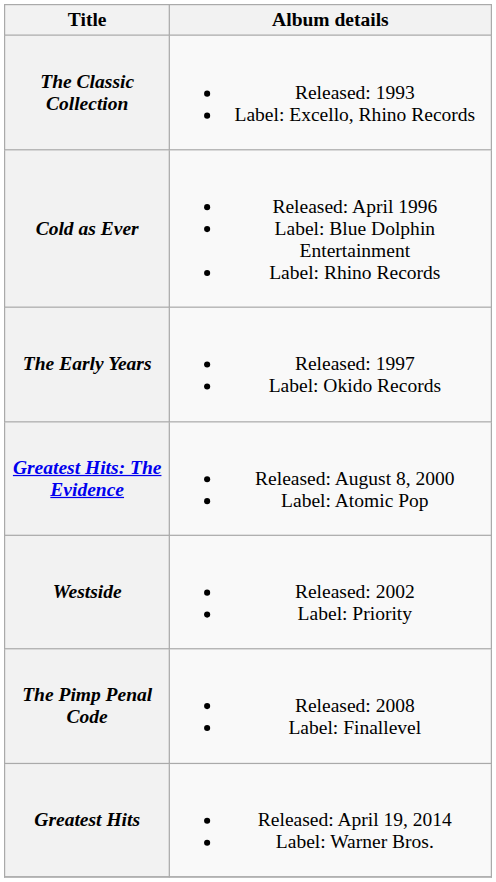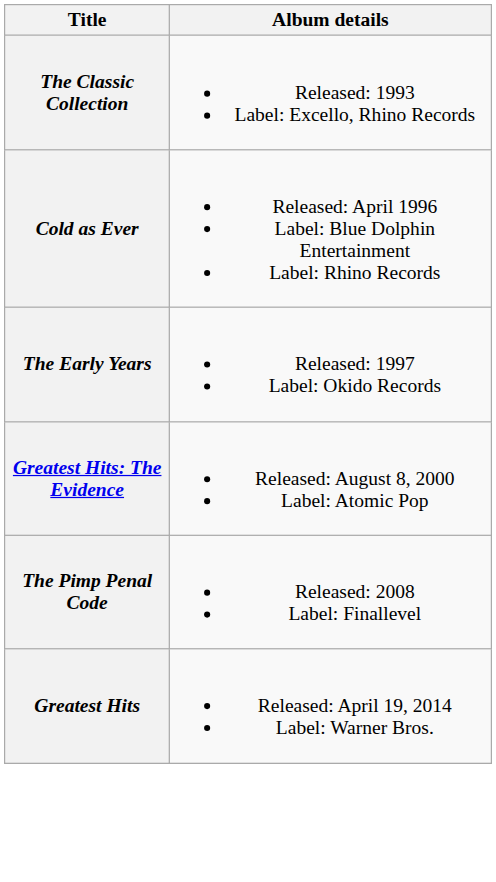- row: (87, 592)
